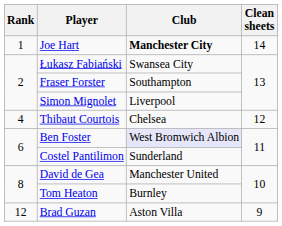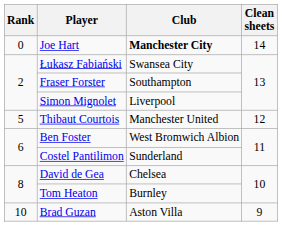(21, 45) 1 -> (21, 45) 0
(21, 119) 4 -> (21, 119) 5
(148, 119) Chelsea -> (174, 119) Manchester United
(184, 138) lavender background -> (184, 138) no background
(174, 175) Manchester United -> (148, 175) Chelsea
(21, 212) 12 -> (21, 212) 10
